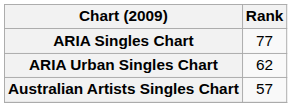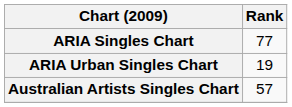(265, 65) 62 -> (265, 65) 19
